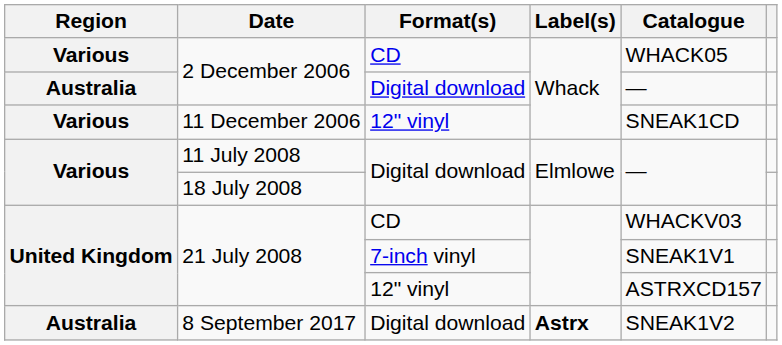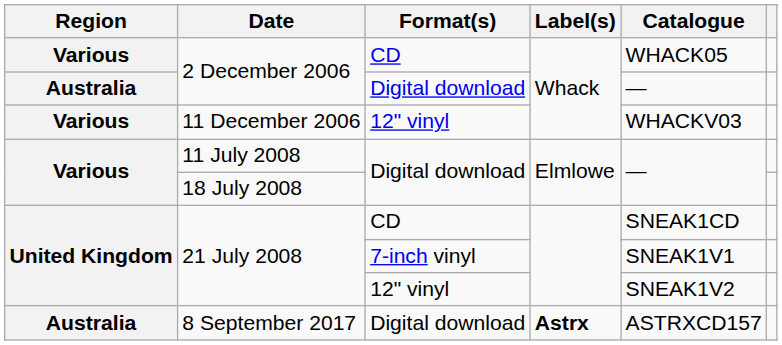(683, 121) SNEAK1CD -> (684, 121) WHACKV03
(684, 222) WHACKV03 -> (683, 222) SNEAK1CD
(694, 289) ASTRXCD157 -> (680, 289) SNEAK1V2
(680, 322) SNEAK1V2 -> (694, 322) ASTRXCD157
